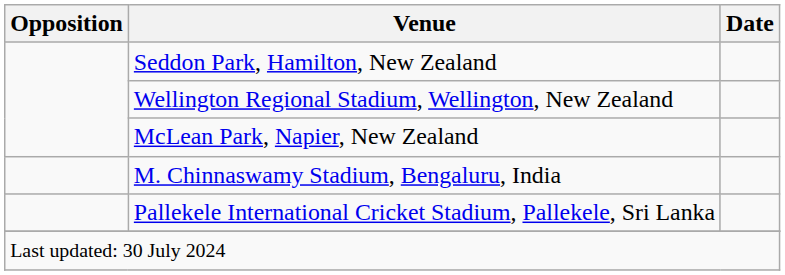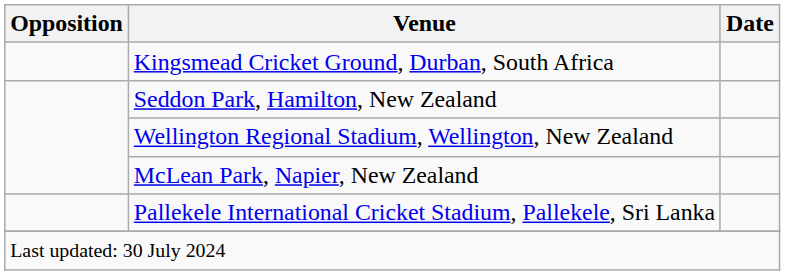+ row: (374, 61)
- row: (347, 174)
